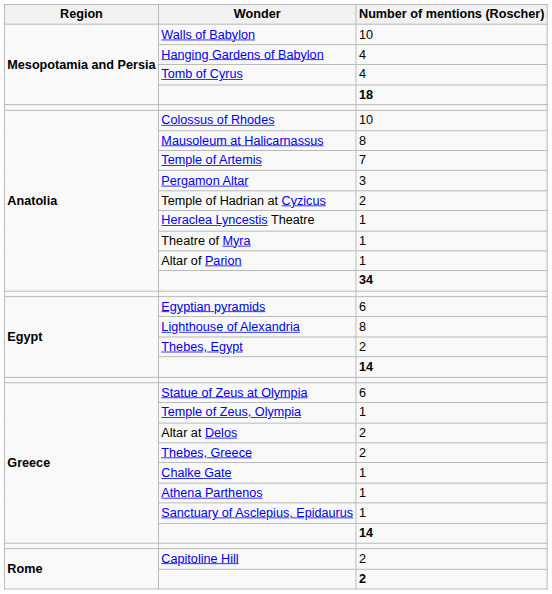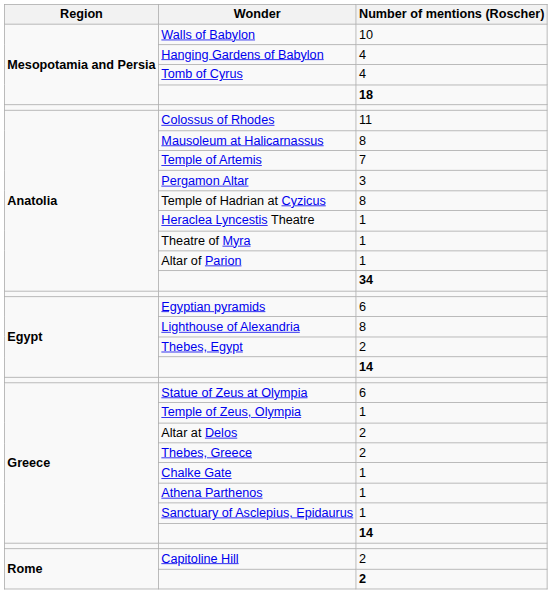(366, 120) 10 -> (366, 120) 11
(363, 200) 2 -> (363, 200) 8
